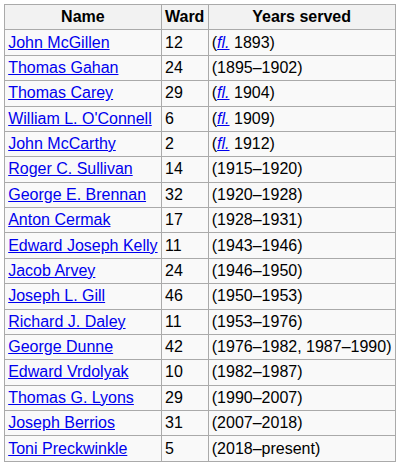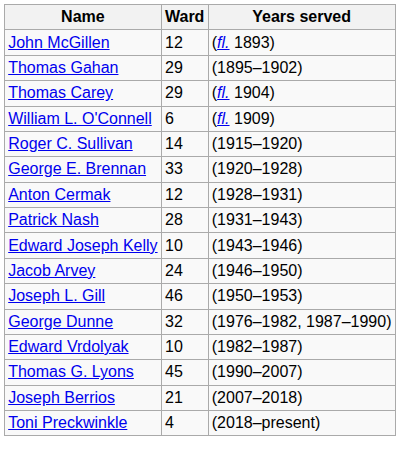(174, 67) 24 -> (174, 67) 29
- row: (62, 144)
(174, 194) 32 -> (174, 169) 33
(174, 220) 17 -> (174, 194) 12
+ row: (54, 220)
(173, 245) 11 -> (174, 245) 10
- row: (67, 321)
(174, 347) 42 -> (174, 321) 32
(174, 397) 29 -> (174, 372) 45
(174, 423) 31 -> (174, 397) 21
(169, 448) 5 -> (169, 423) 4
